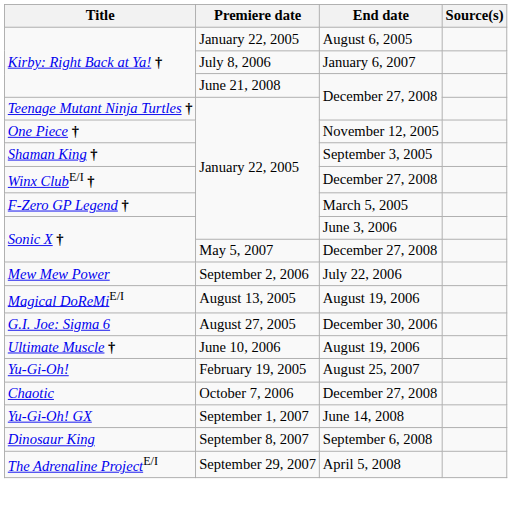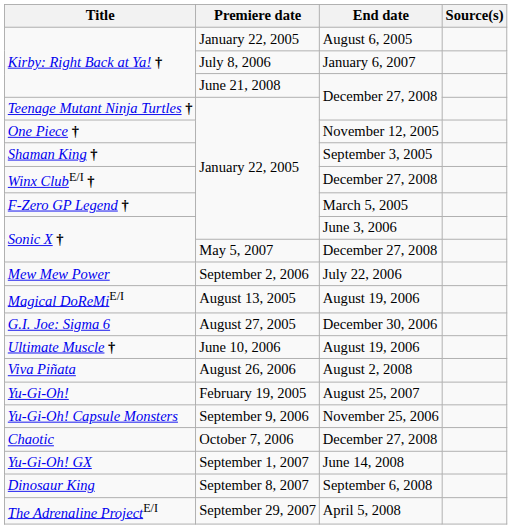+ row: (42, 370)
+ row: (93, 416)
